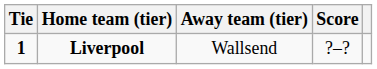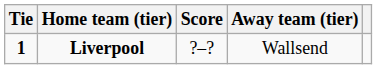columns swapped: (337, 18) <-> (244, 18)
